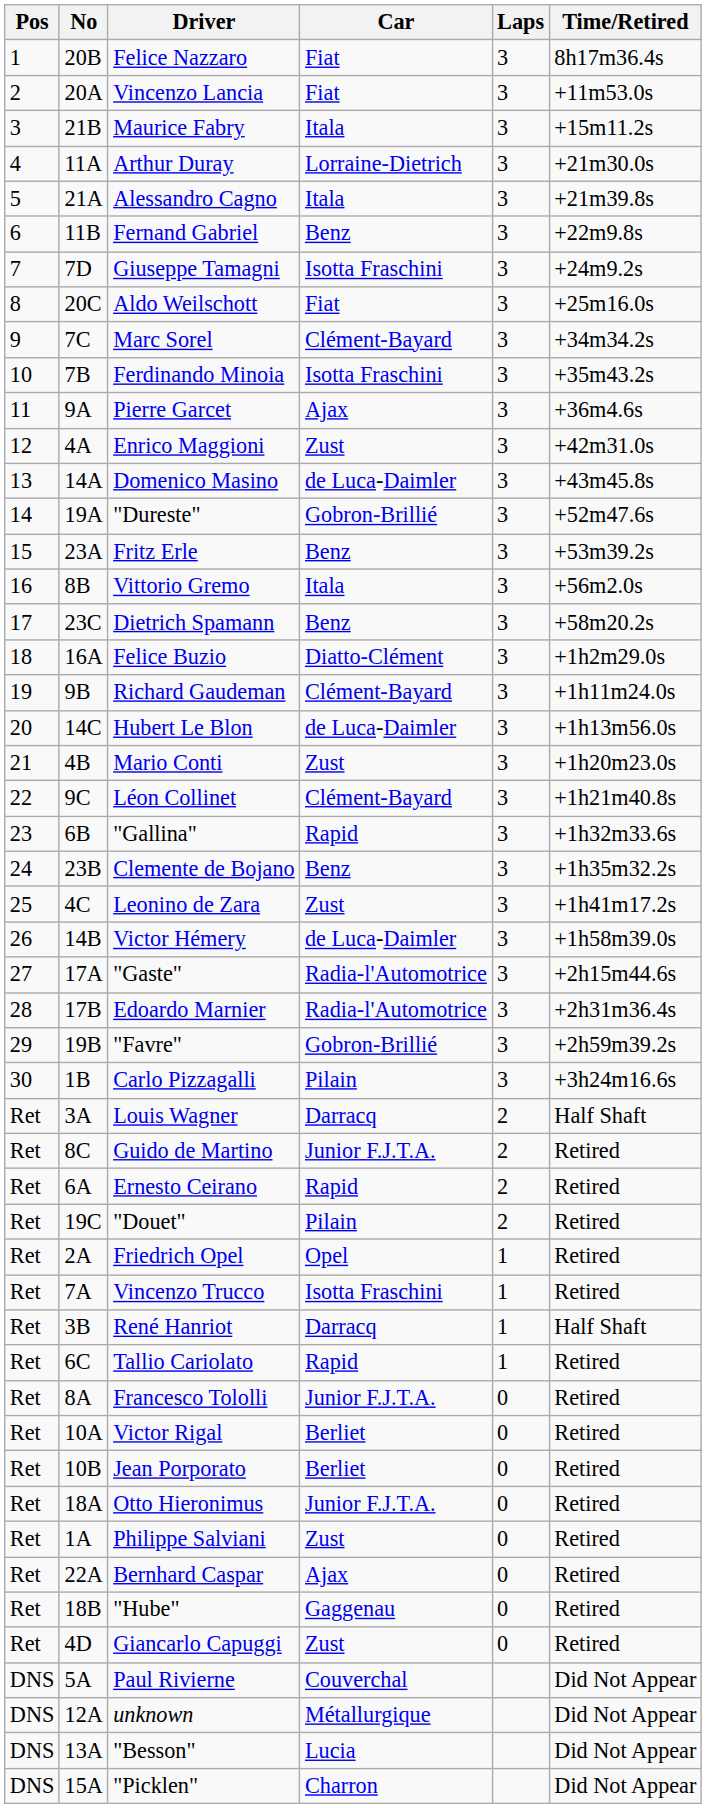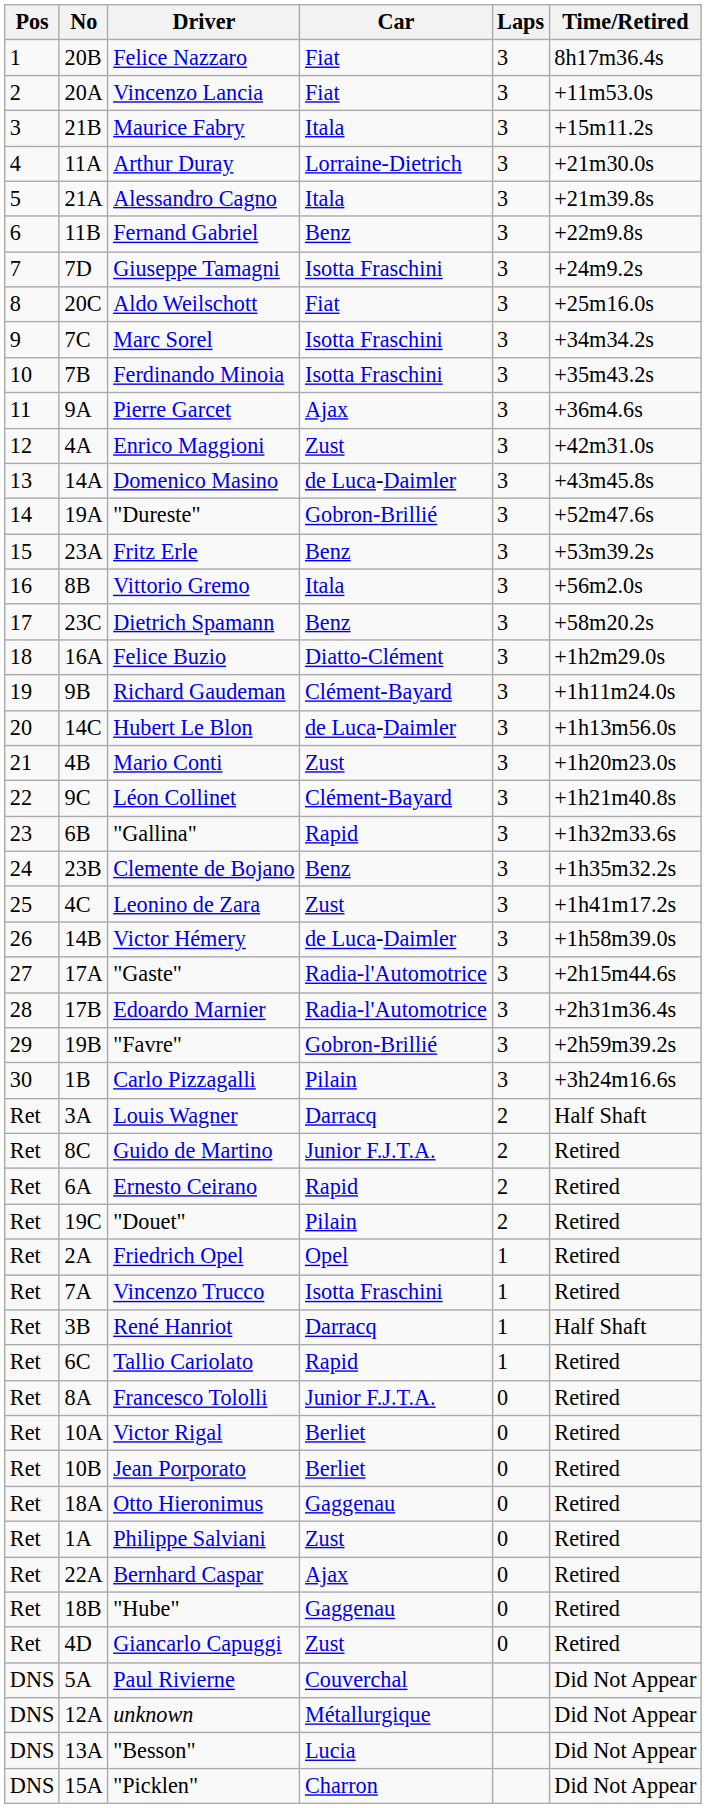(378, 339) Clément-Bayard -> (374, 339) Isotta Fraschini
(370, 1503) Junior F.J.T.A. -> (350, 1503) Gaggenau
